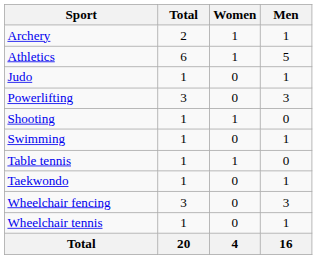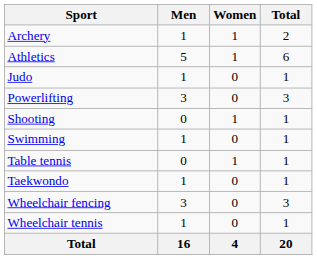columns swapped: (286, 14) <-> (184, 14)
